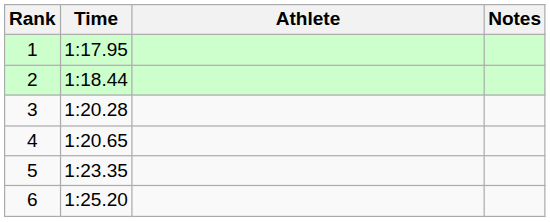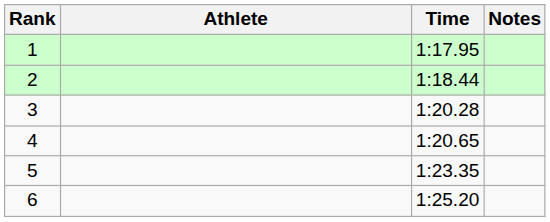columns swapped: (308, 19) <-> (96, 19)
